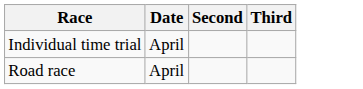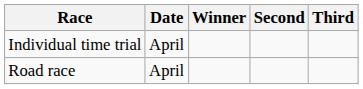+ column: (219, 17)
